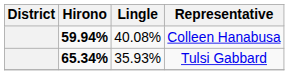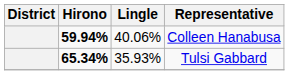(138, 37) 40.08% -> (138, 37) 40.06%
